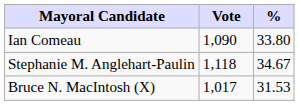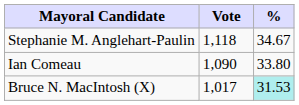rows swapped: (101, 64) <-> (44, 40)
(274, 87) no background -> (274, 87) paleturquoise background
